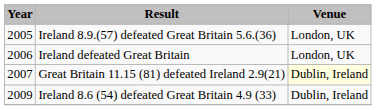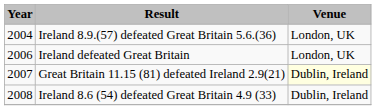(20, 34) 2005 -> (20, 34) 2004
(20, 94) 2009 -> (20, 94) 2008
